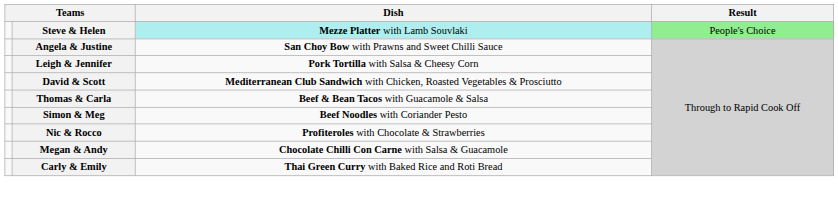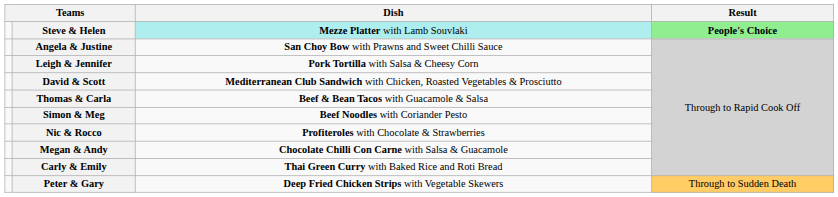(743, 30) normal -> (743, 30) bold
+ row: (74, 184)
